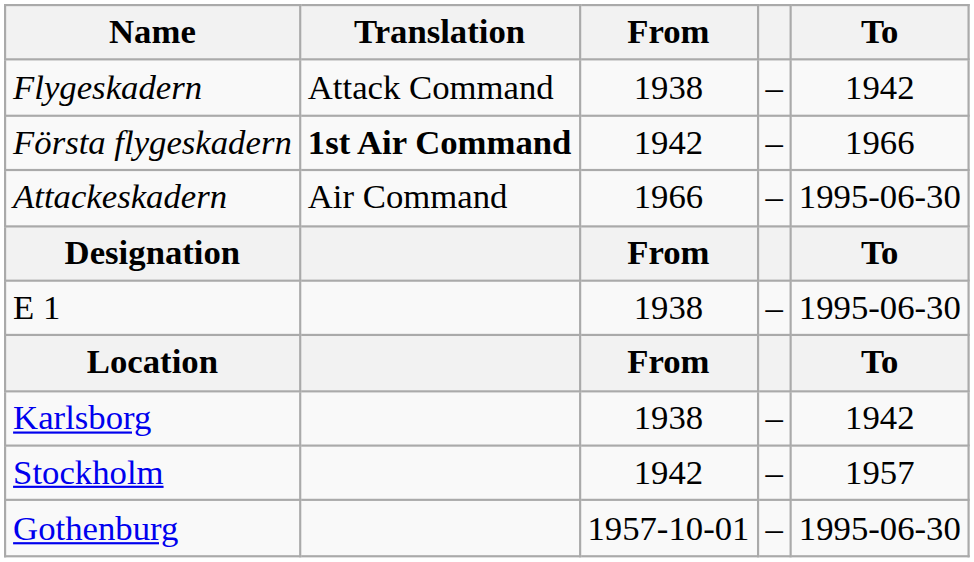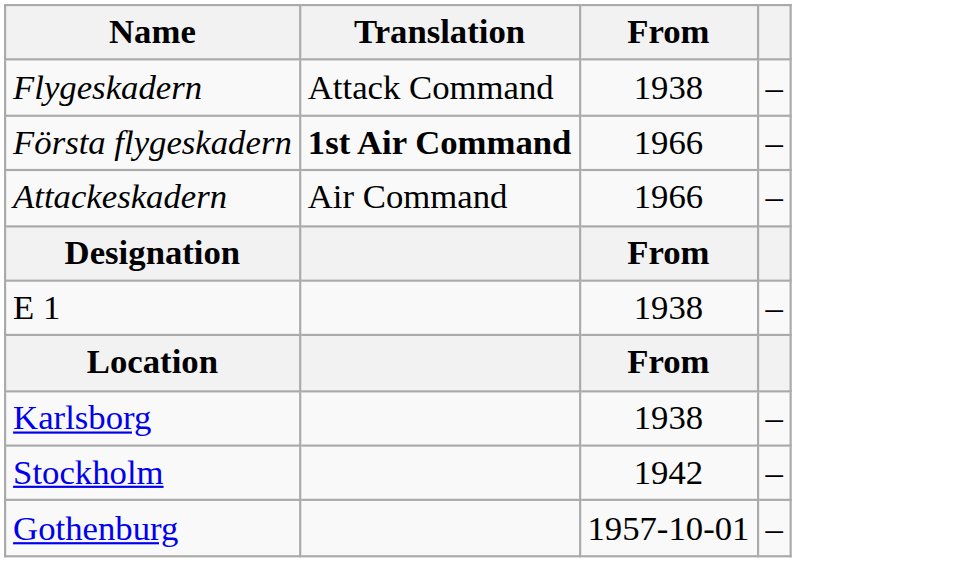- column: (880, 32)
(668, 142) 1942 -> (668, 142) 1966
